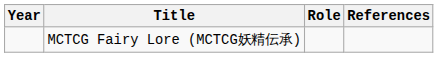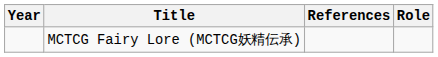columns swapped: (324, 16) <-> (389, 16)
